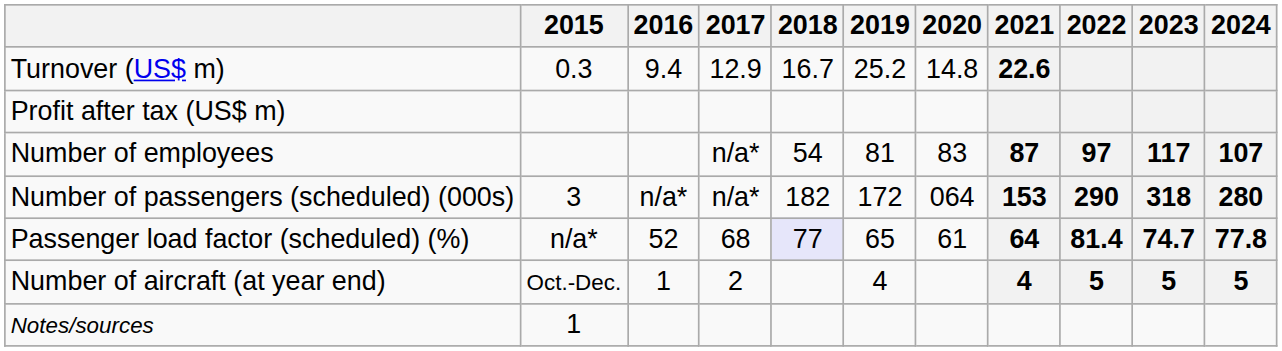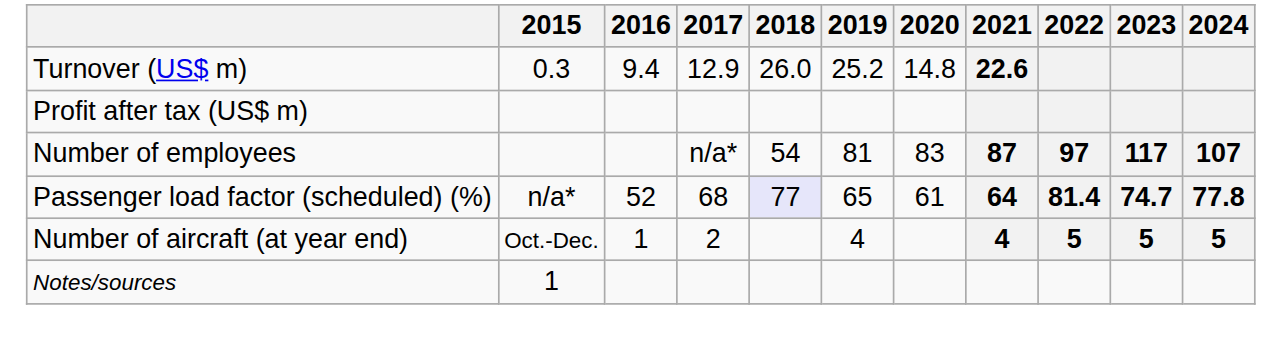(808, 68) 16.7 -> (785, 68) 26.0
- row: (262, 196)
